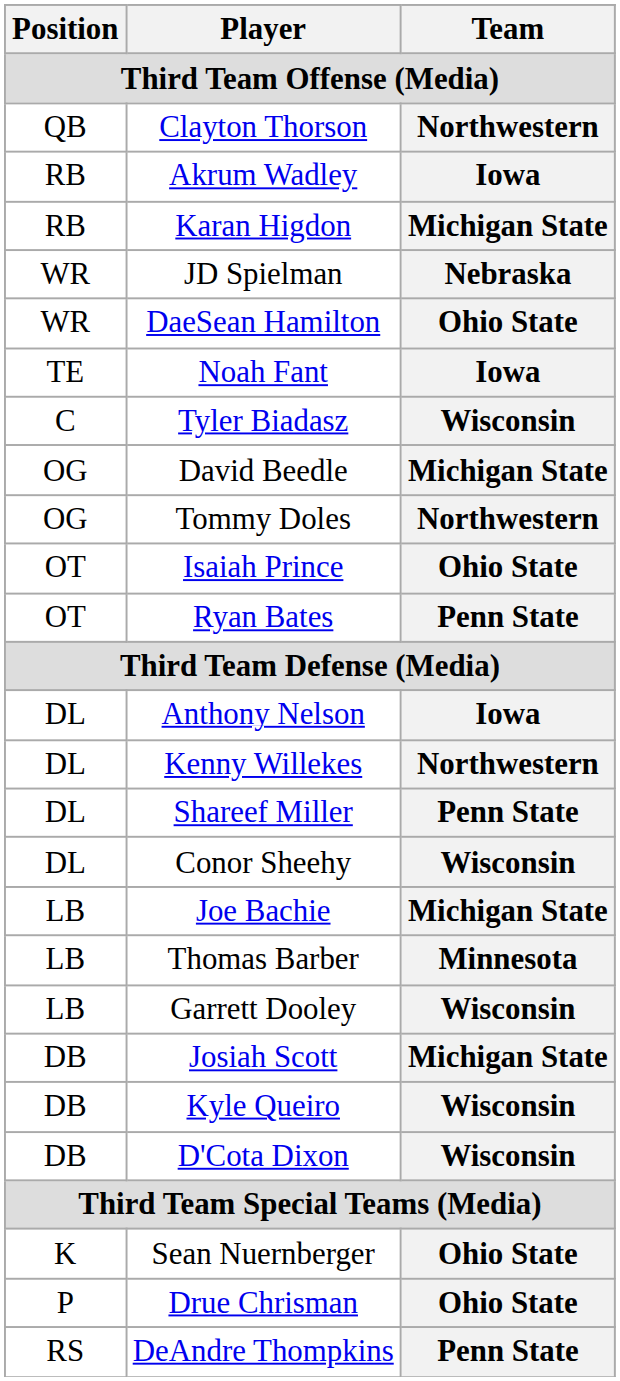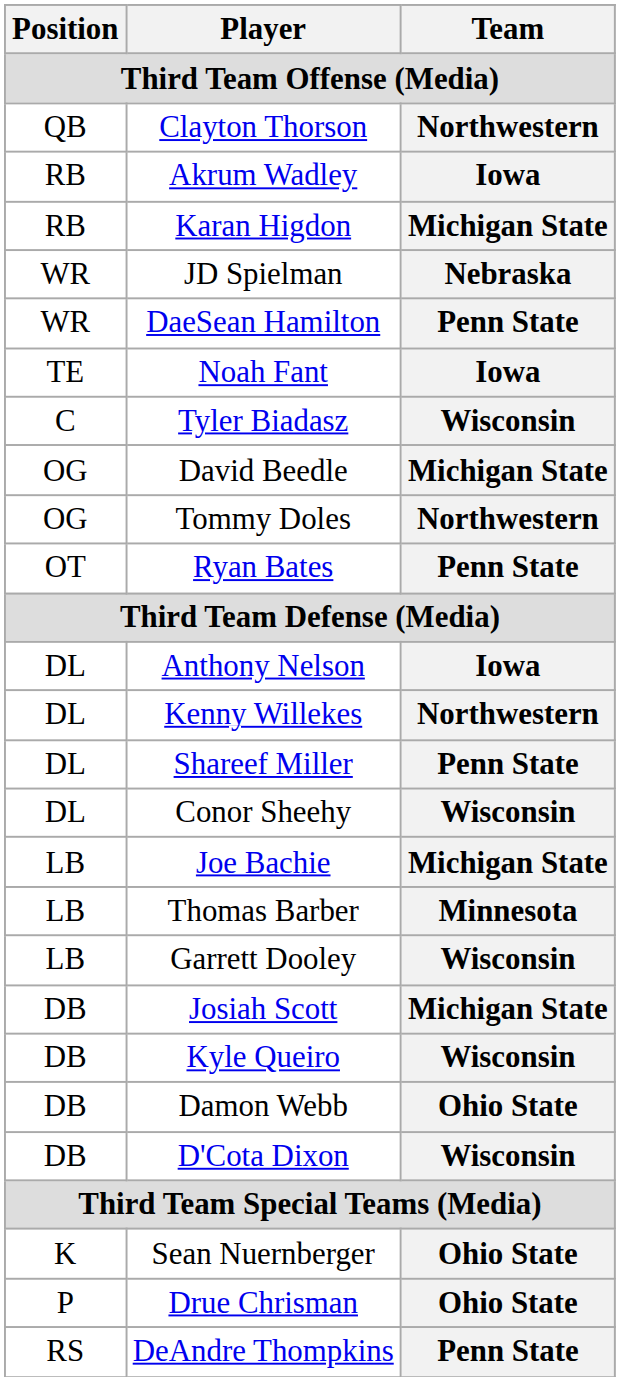(508, 322) Ohio State -> (508, 322) Penn State
- row: (263, 567)
+ row: (263, 1106)
